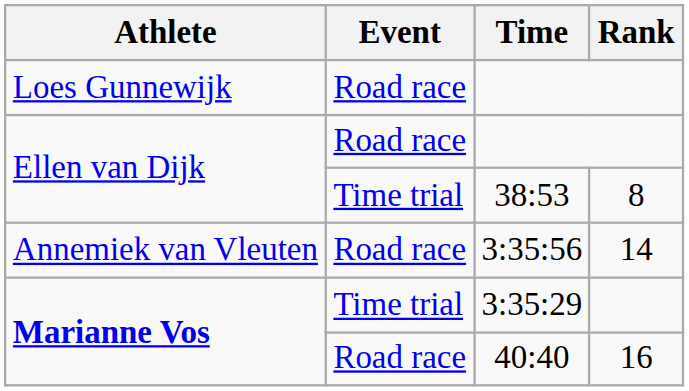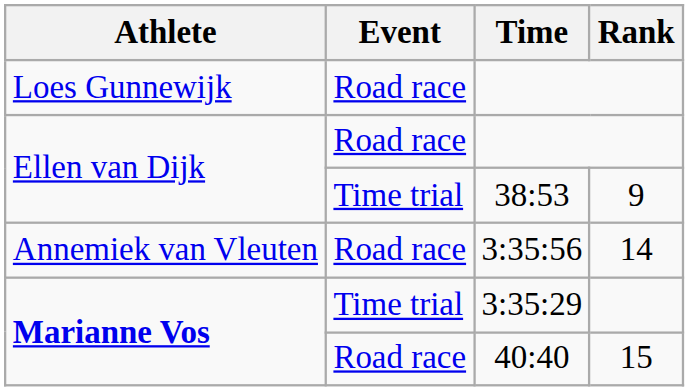(636, 195) 8 -> (636, 195) 9
(636, 358) 16 -> (636, 358) 15
